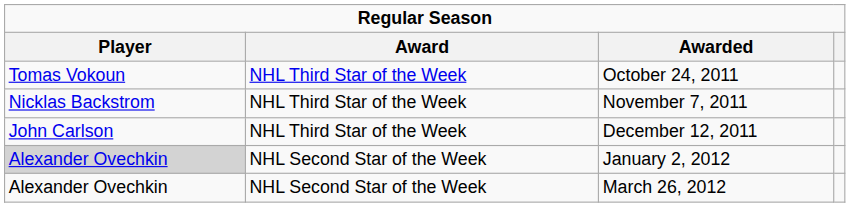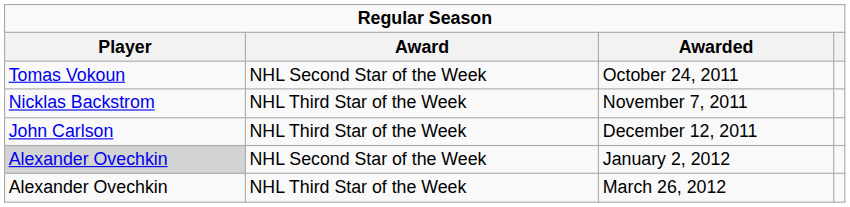(358, 74) NHL Third Star of the Week -> (368, 74) NHL Second Star of the Week
(368, 187) NHL Second Star of the Week -> (358, 187) NHL Third Star of the Week
